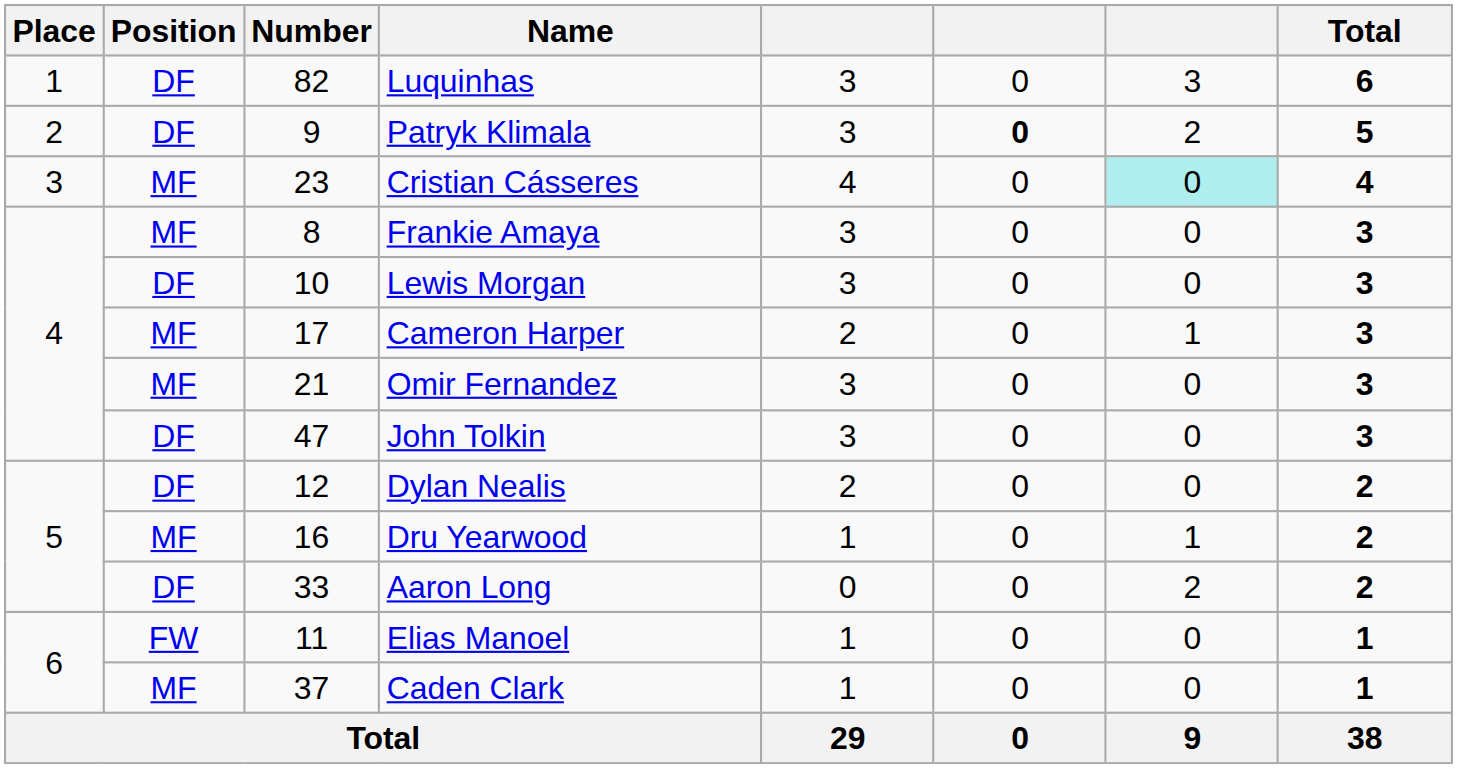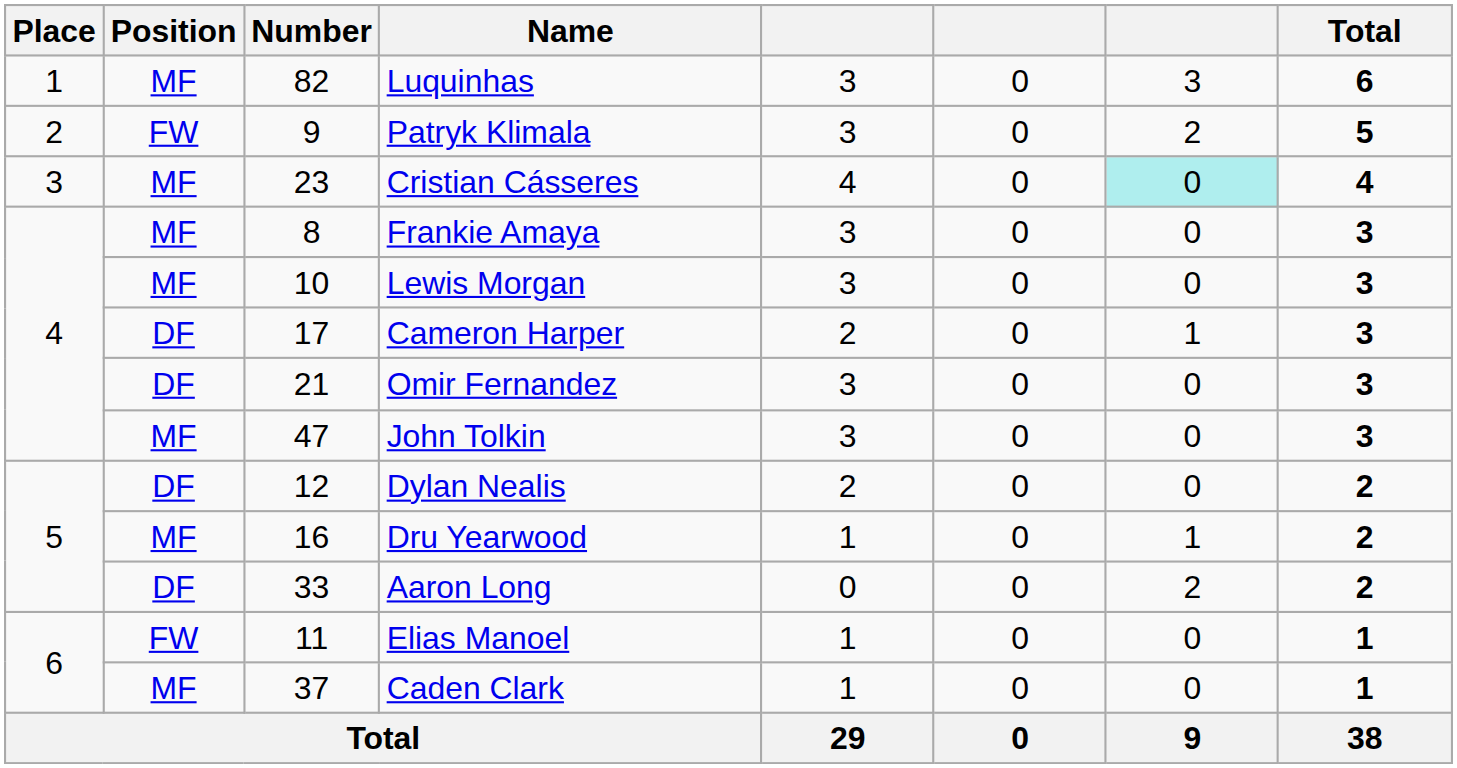(174, 81) DF -> (174, 81) MF
(174, 132) DF -> (174, 132) FW
(1020, 132) bold -> (1020, 132) normal
(174, 283) DF -> (174, 283) MF
(174, 334) MF -> (174, 334) DF
(174, 384) MF -> (174, 384) DF
(174, 435) DF -> (174, 435) MF
